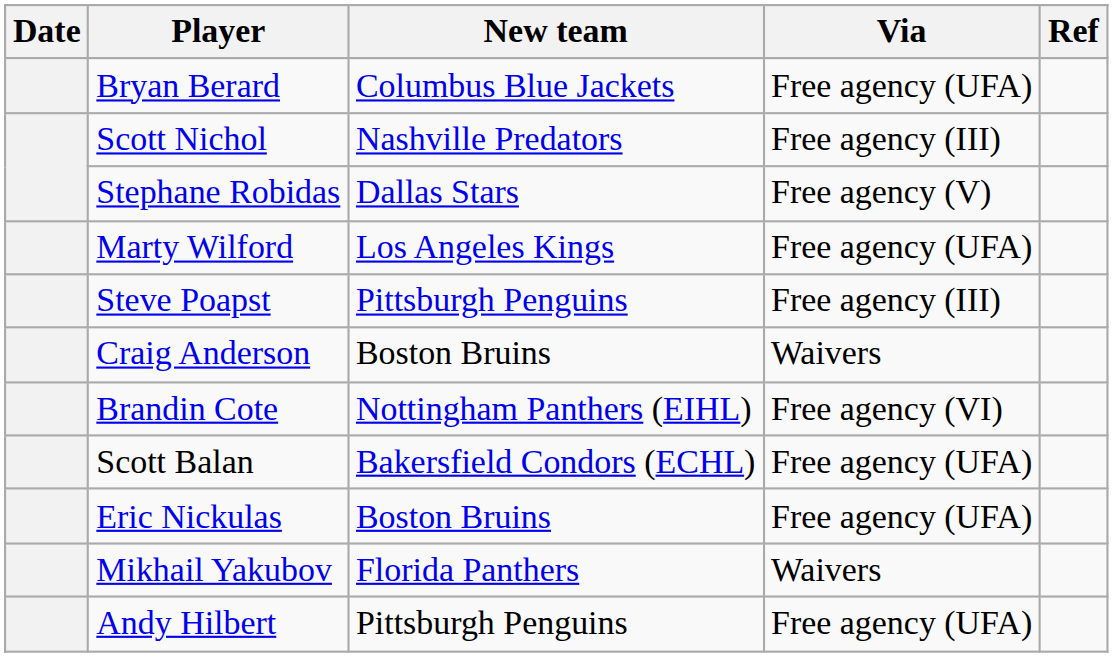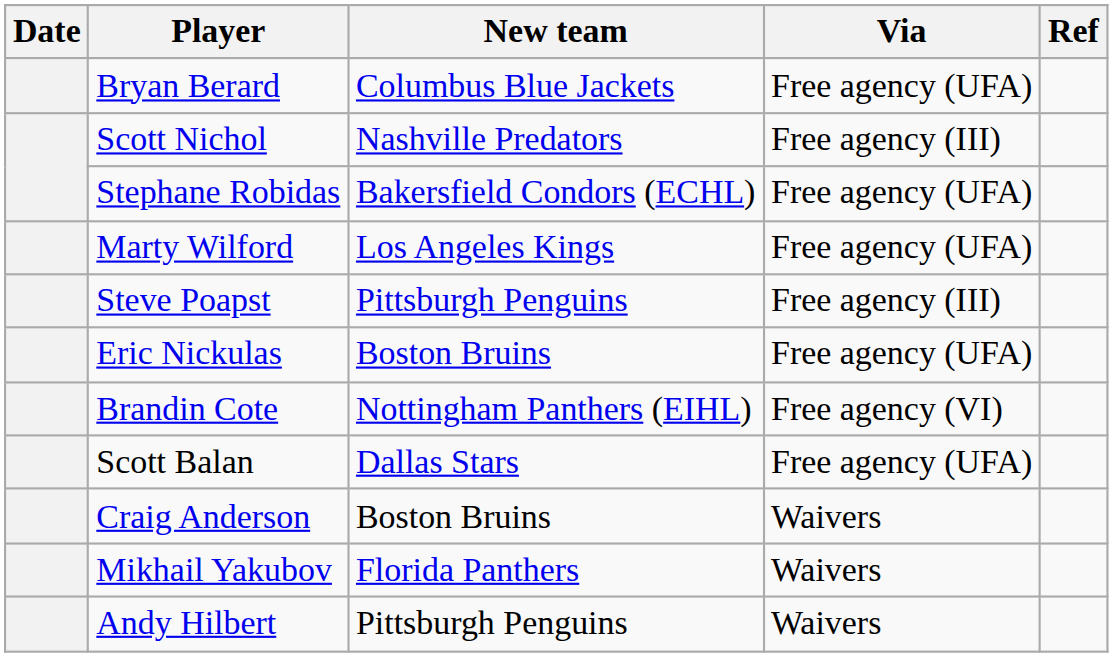(437, 192) Dallas Stars -> (556, 192) Bakersfield Condors (ECHL)
(881, 192) Free agency (V) -> (902, 192) Free agency (UFA)
rows swapped: (189, 515) <-> (203, 354)
(556, 461) Bakersfield Condors (ECHL) -> (437, 461) Dallas Stars
(902, 623) Free agency (UFA) -> (826, 623) Waivers
